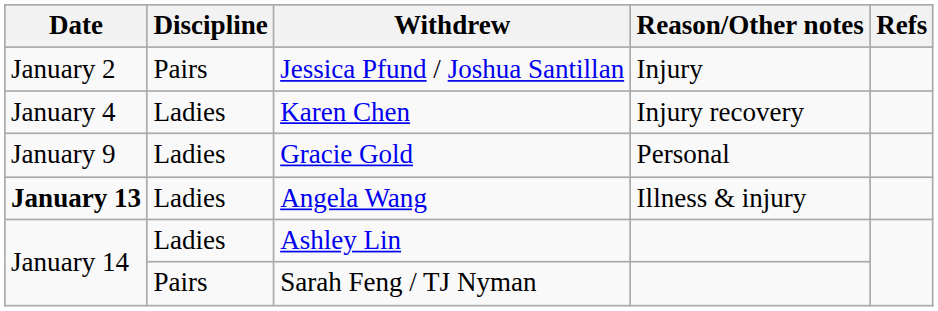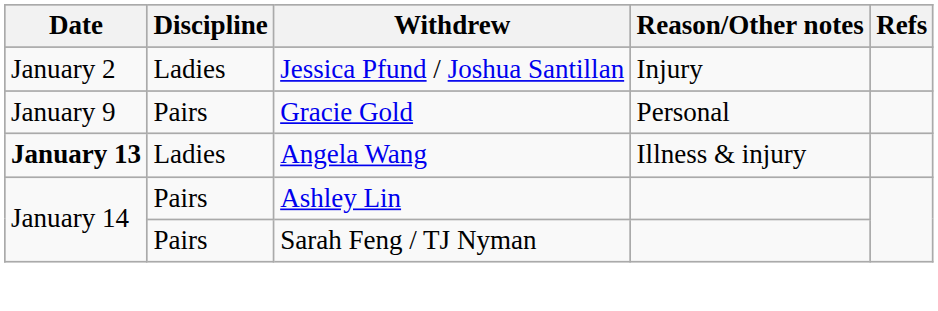(181, 68) Pairs -> (190, 68) Ladies
- row: (345, 111)
(190, 154) Ladies -> (181, 111) Pairs
(190, 240) Ladies -> (181, 197) Pairs
